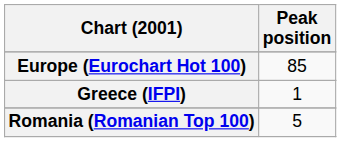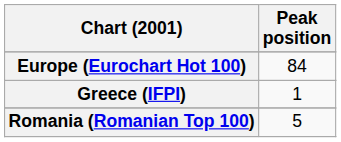(297, 66) 85 -> (297, 66) 84
